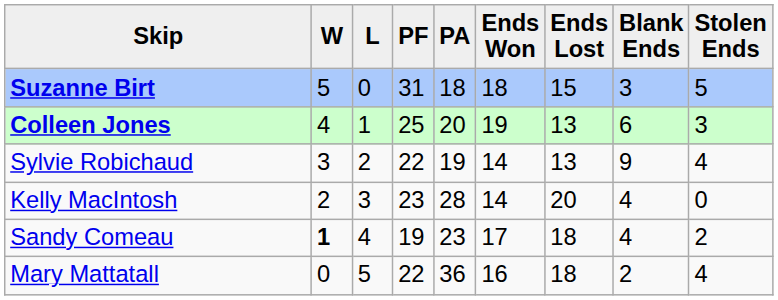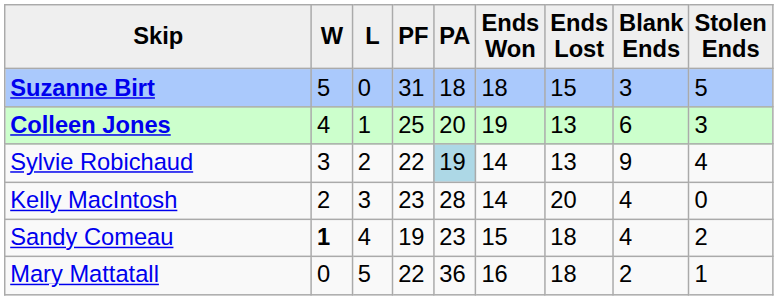(452, 162) no background -> (452, 162) lightblue background
(495, 237) 17 -> (495, 237) 15
(701, 275) 4 -> (701, 275) 1
